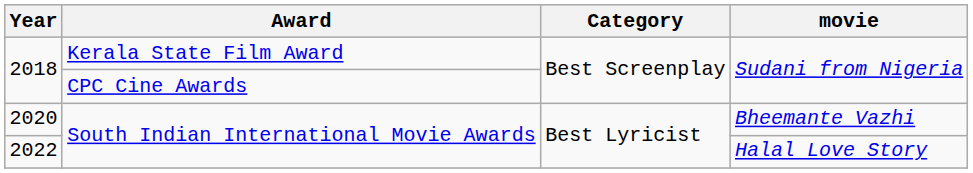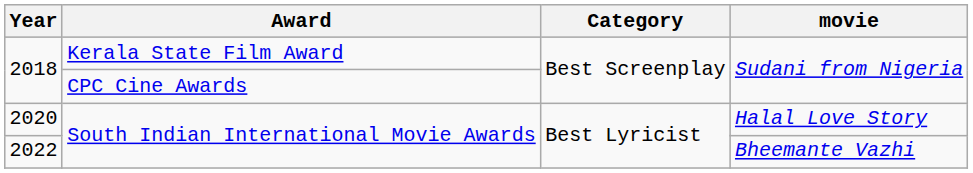(825, 119) Bheemante Vazhi -> (831, 119) Halal Love Story
(831, 152) Halal Love Story -> (825, 152) Bheemante Vazhi
